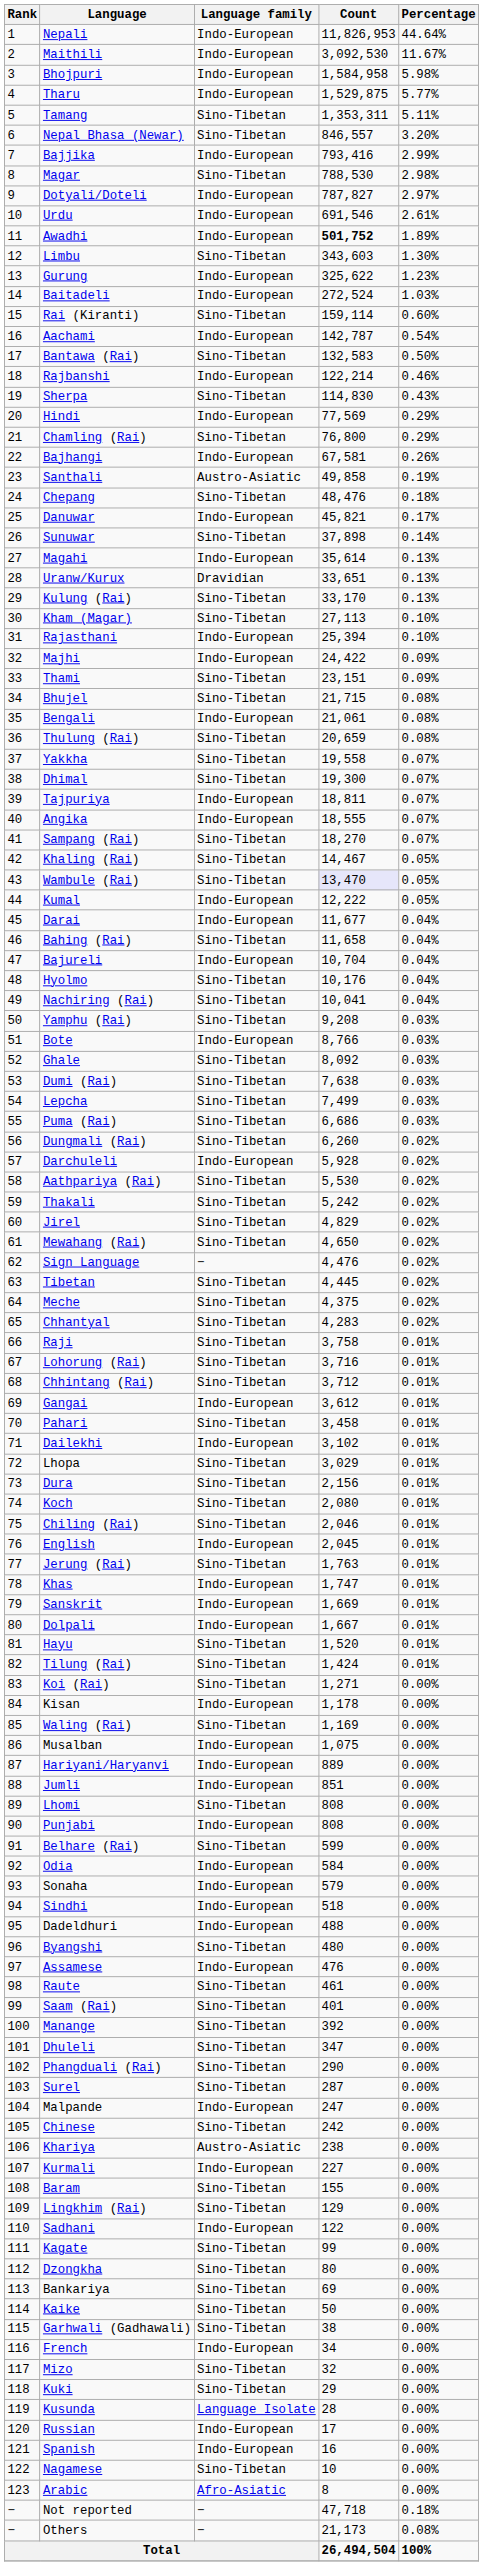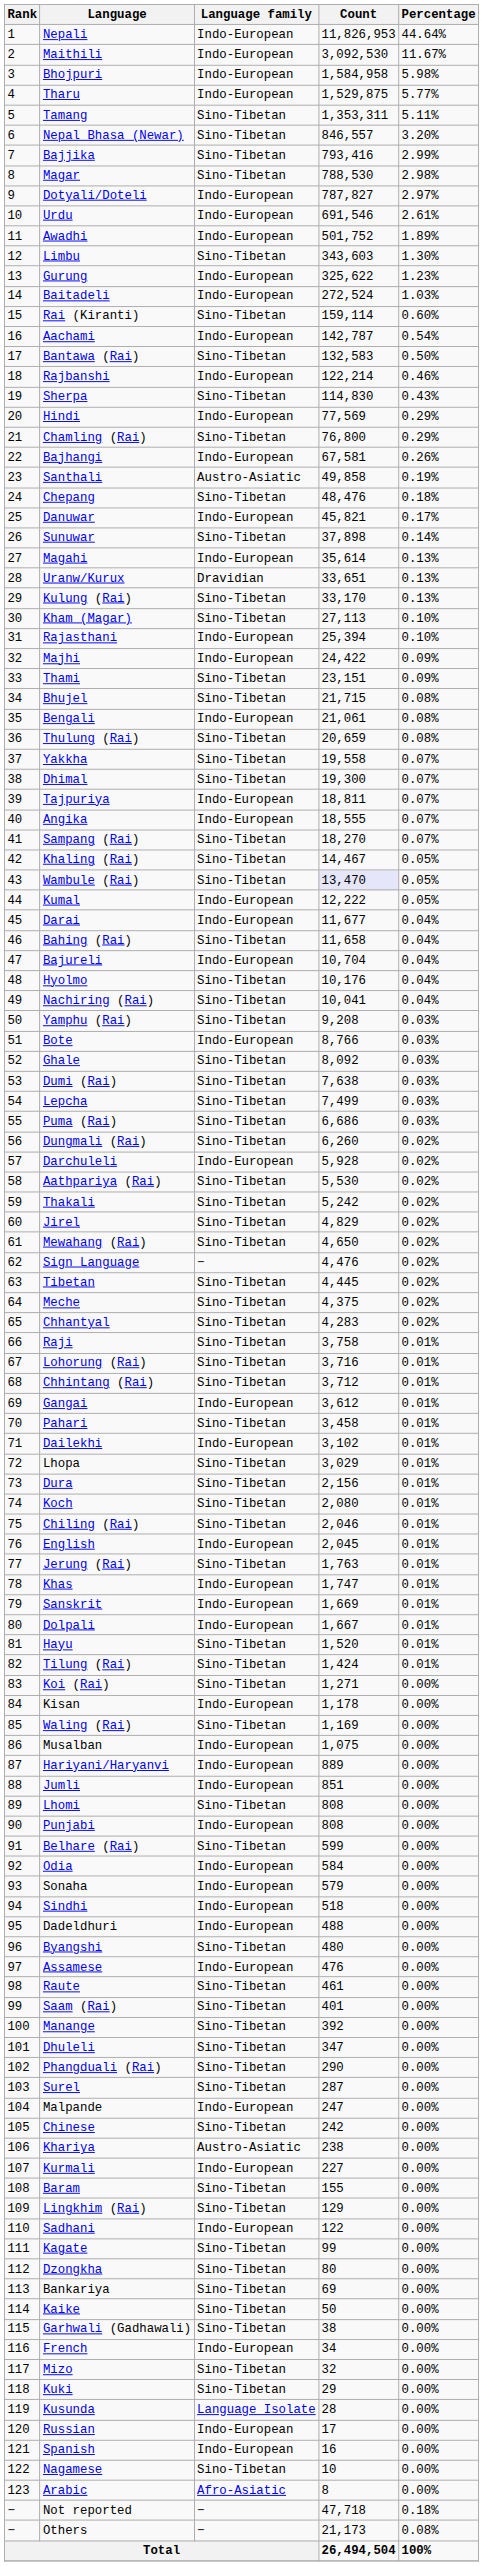(245, 155) Indo-European -> (242, 155) Sino-Tibetan
(347, 236) bold -> (347, 236) normal
